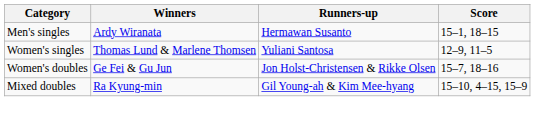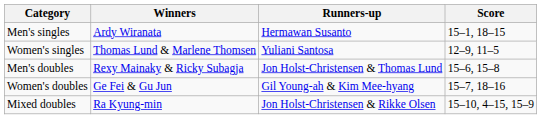+ row: (40, 68)
(348, 68) Jon Holst-Christensen & Rikke Olsen -> (338, 86) Gil Young-ah & Kim Mee-hyang
(338, 86) Gil Young-ah & Kim Mee-hyang -> (348, 104) Jon Holst-Christensen & Rikke Olsen
